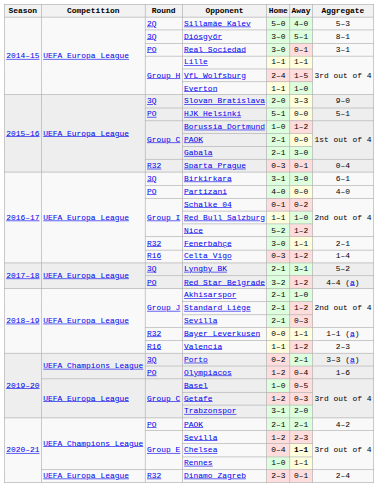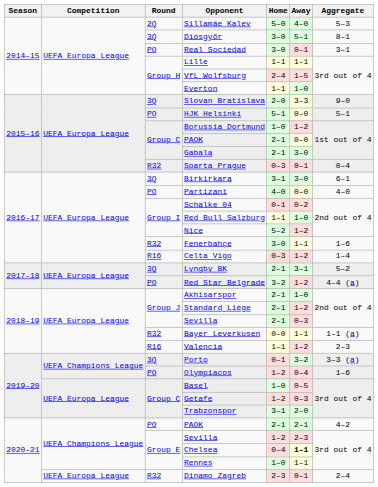(343, 243) 2–1 -> (343, 243) 1–6
(278, 360) 0–2 -> (278, 360) 0–1
(301, 360) 2–1 -> (301, 360) 3–2
